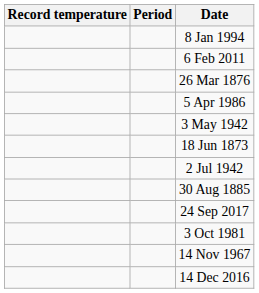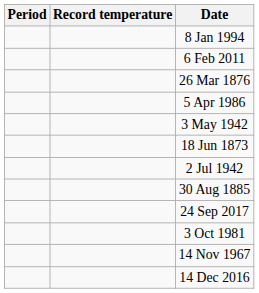columns swapped: (153, 15) <-> (67, 15)
